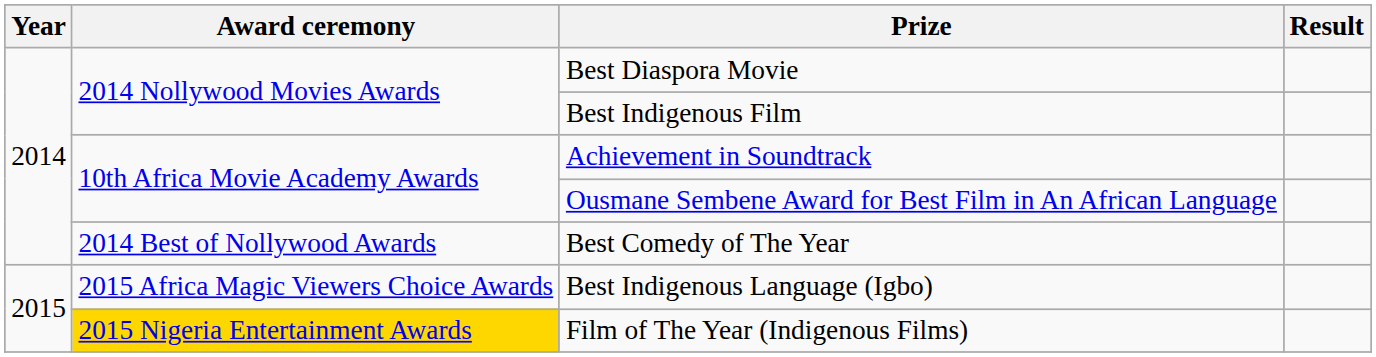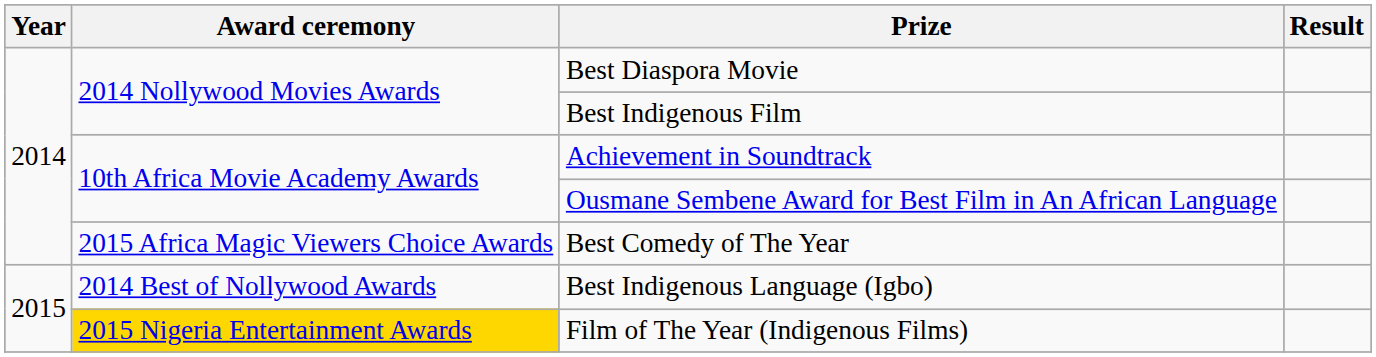(257, 243) 2014 Best of Nollywood Awards -> (316, 243) 2015 Africa Magic Viewers Choice Awards
(316, 286) 2015 Africa Magic Viewers Choice Awards -> (257, 286) 2014 Best of Nollywood Awards
